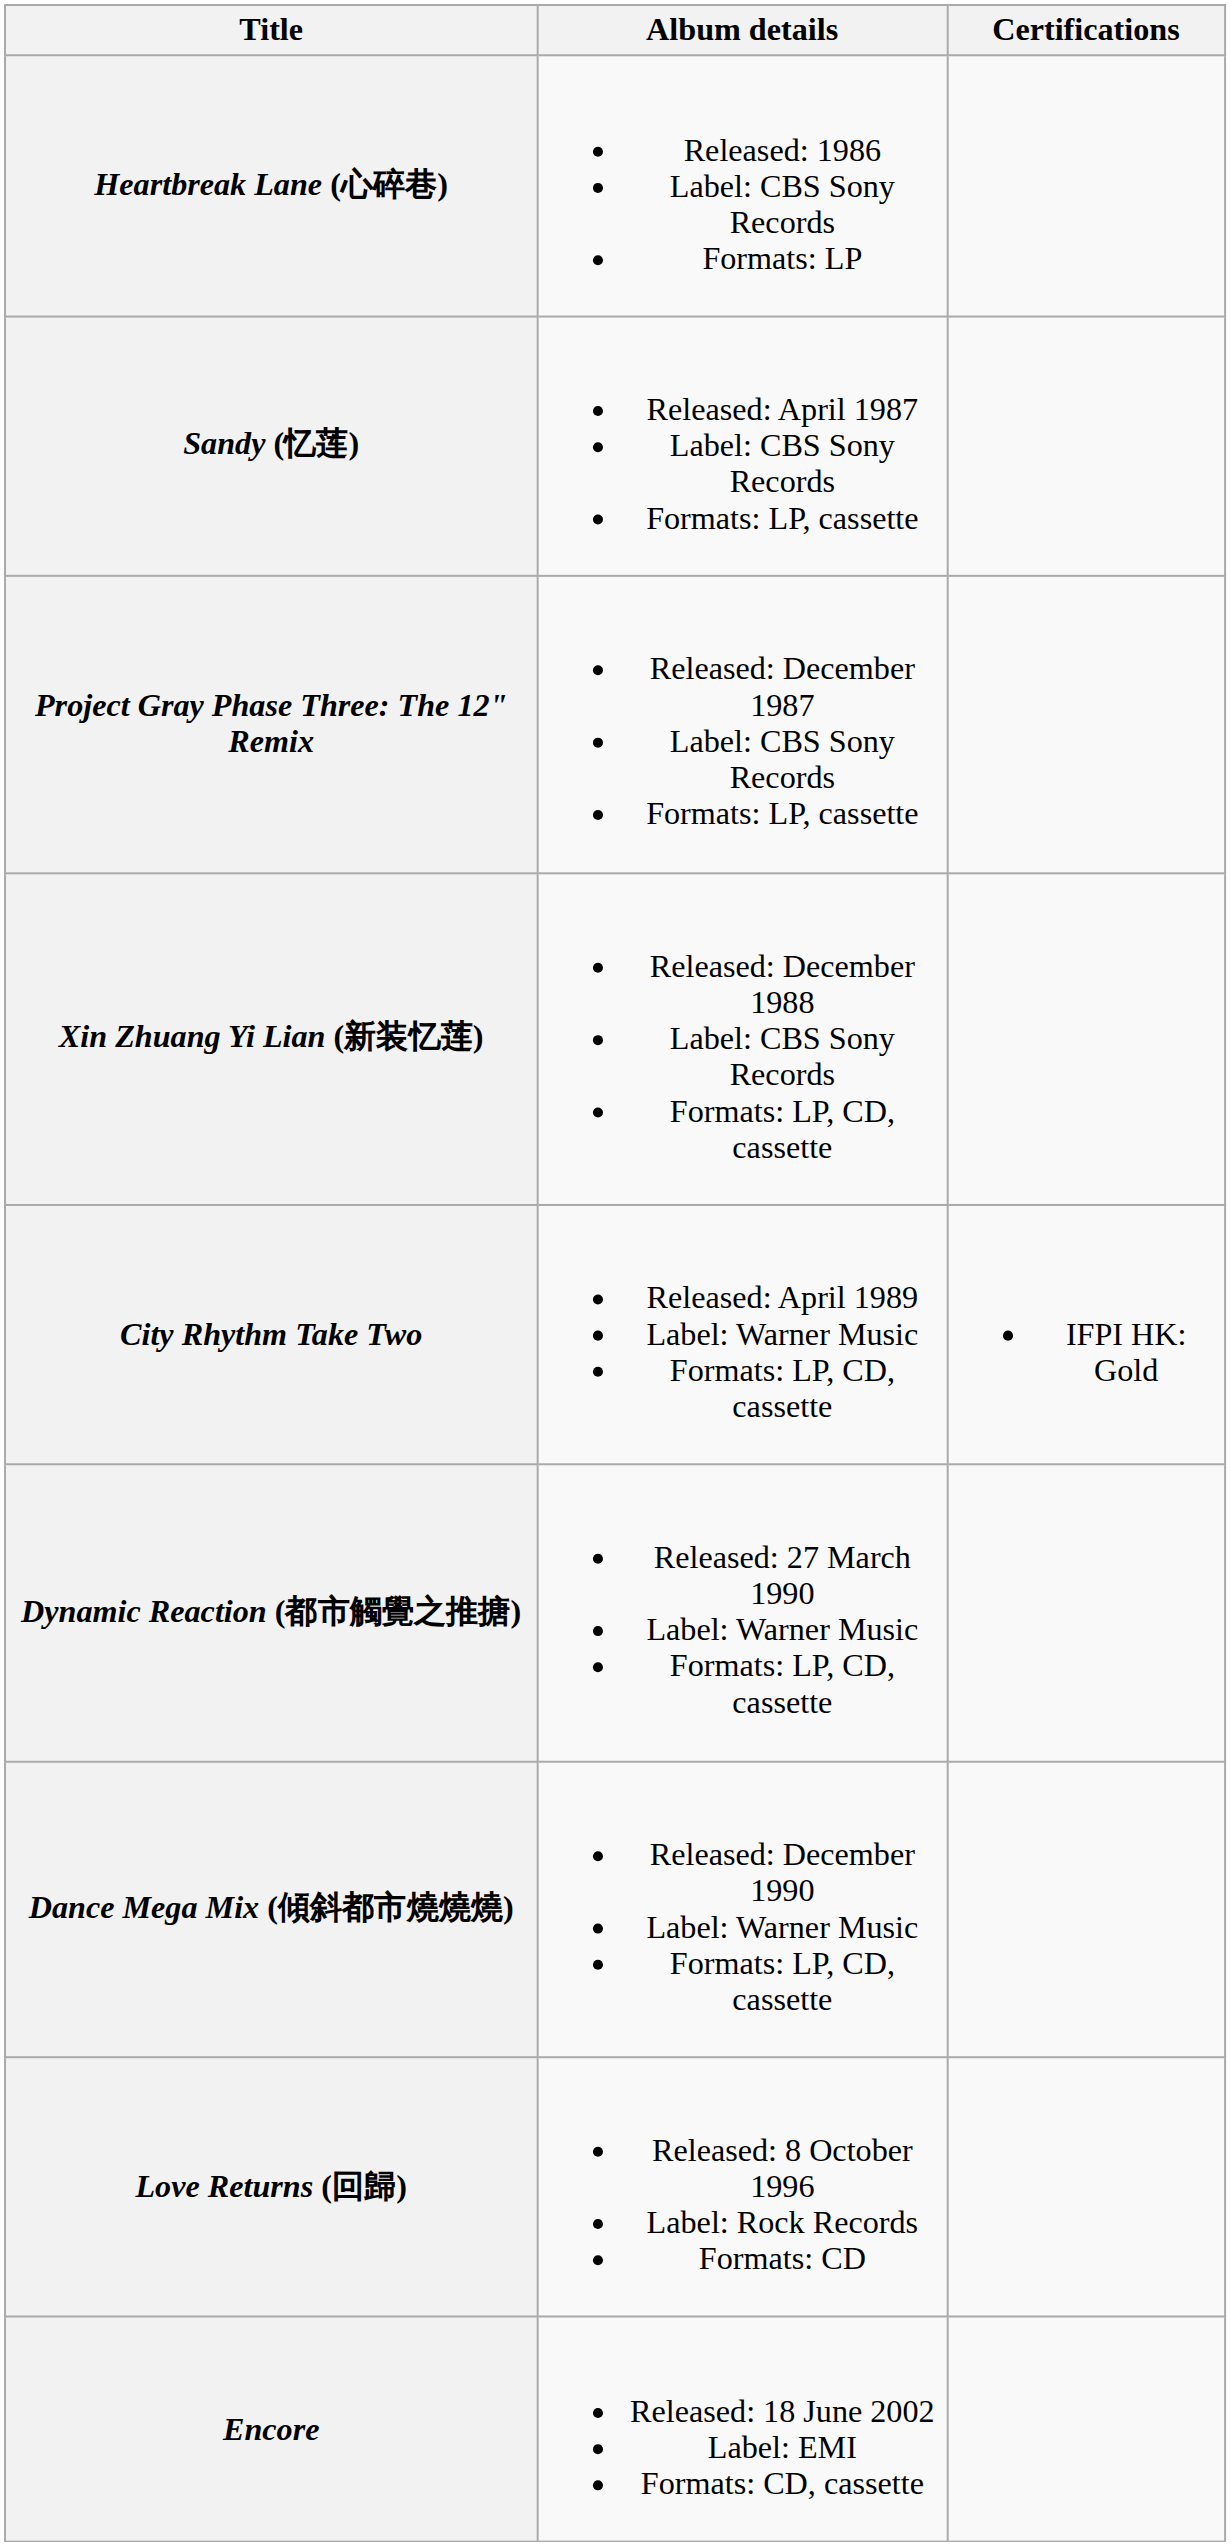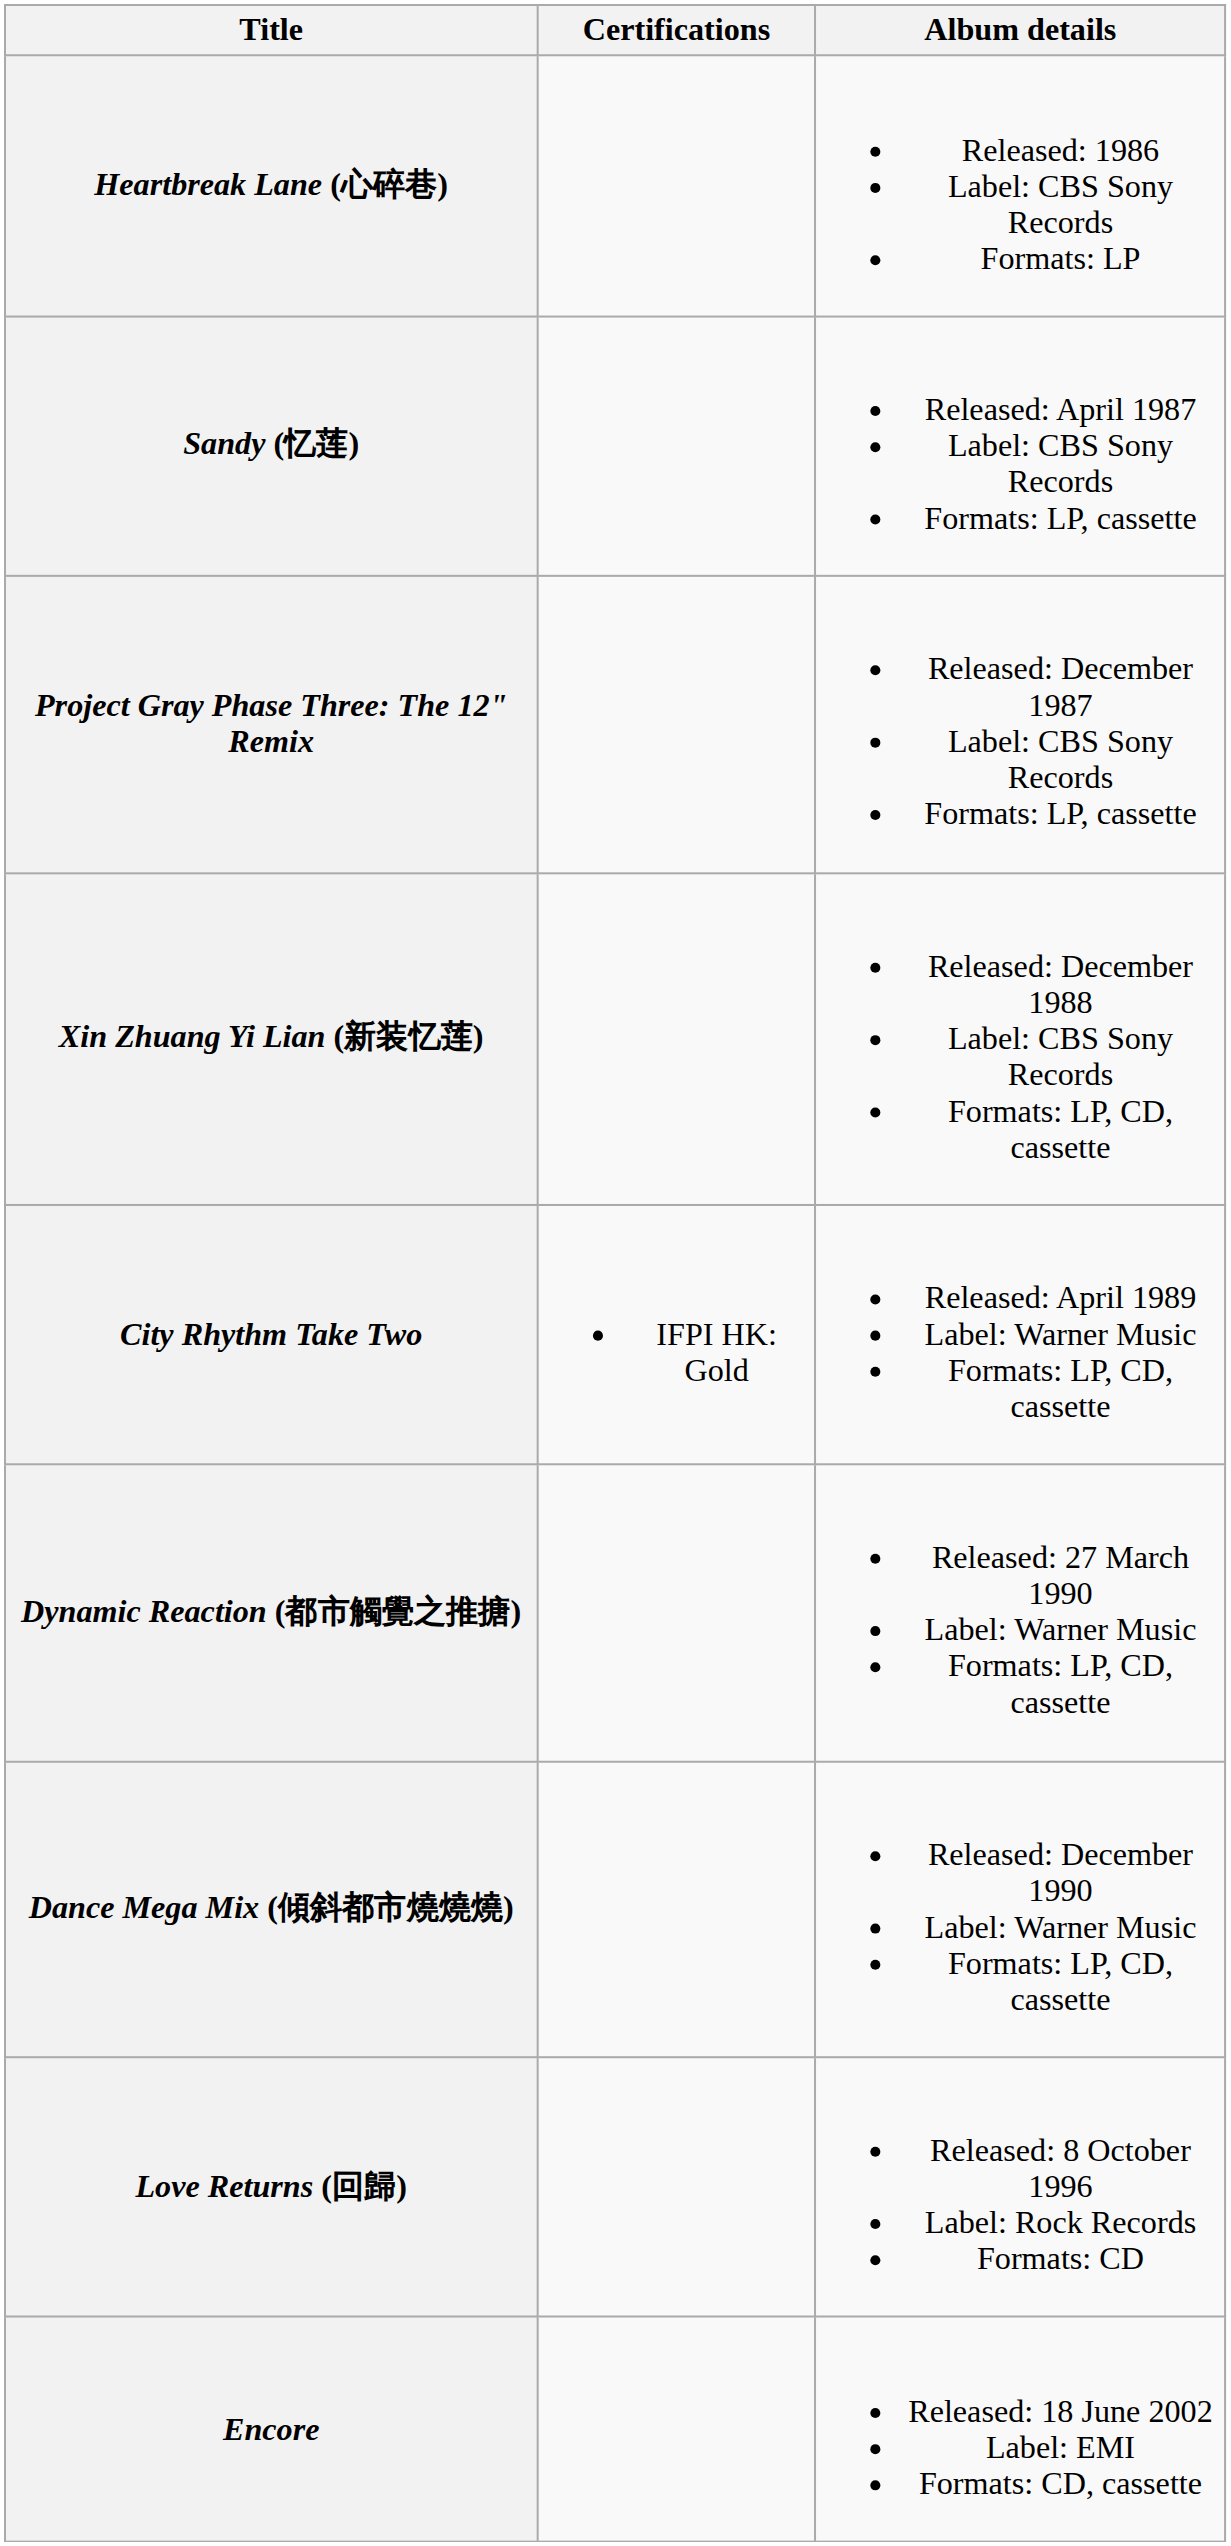columns swapped: (742, 30) <-> (1086, 30)
